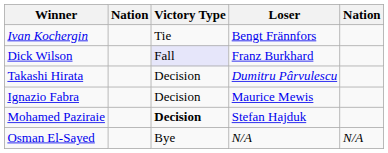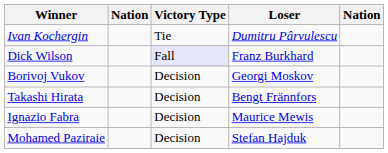(274, 35) Bengt Frännfors -> (284, 35) Dumitru Pârvulescu
+ row: (46, 76)
(284, 76) Dumitru Pârvulescu -> (274, 96) Bengt Frännfors
(178, 117) bold -> (177, 138) normal
- row: (51, 138)
